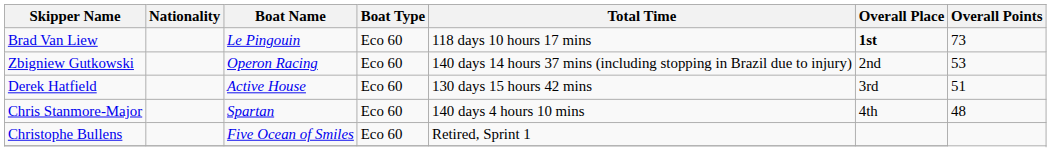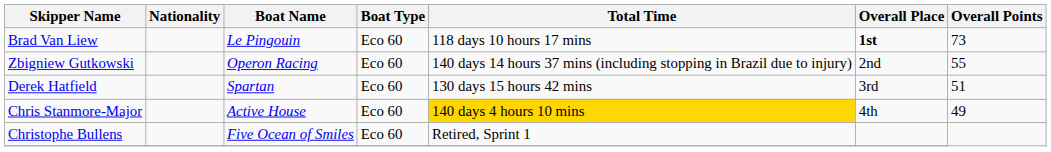(959, 63) 53 -> (959, 63) 55
(266, 87) Active House -> (251, 87) Spartan
(251, 110) Spartan -> (266, 110) Active House
(508, 110) no background -> (508, 110) gold background
(959, 110) 48 -> (959, 110) 49
